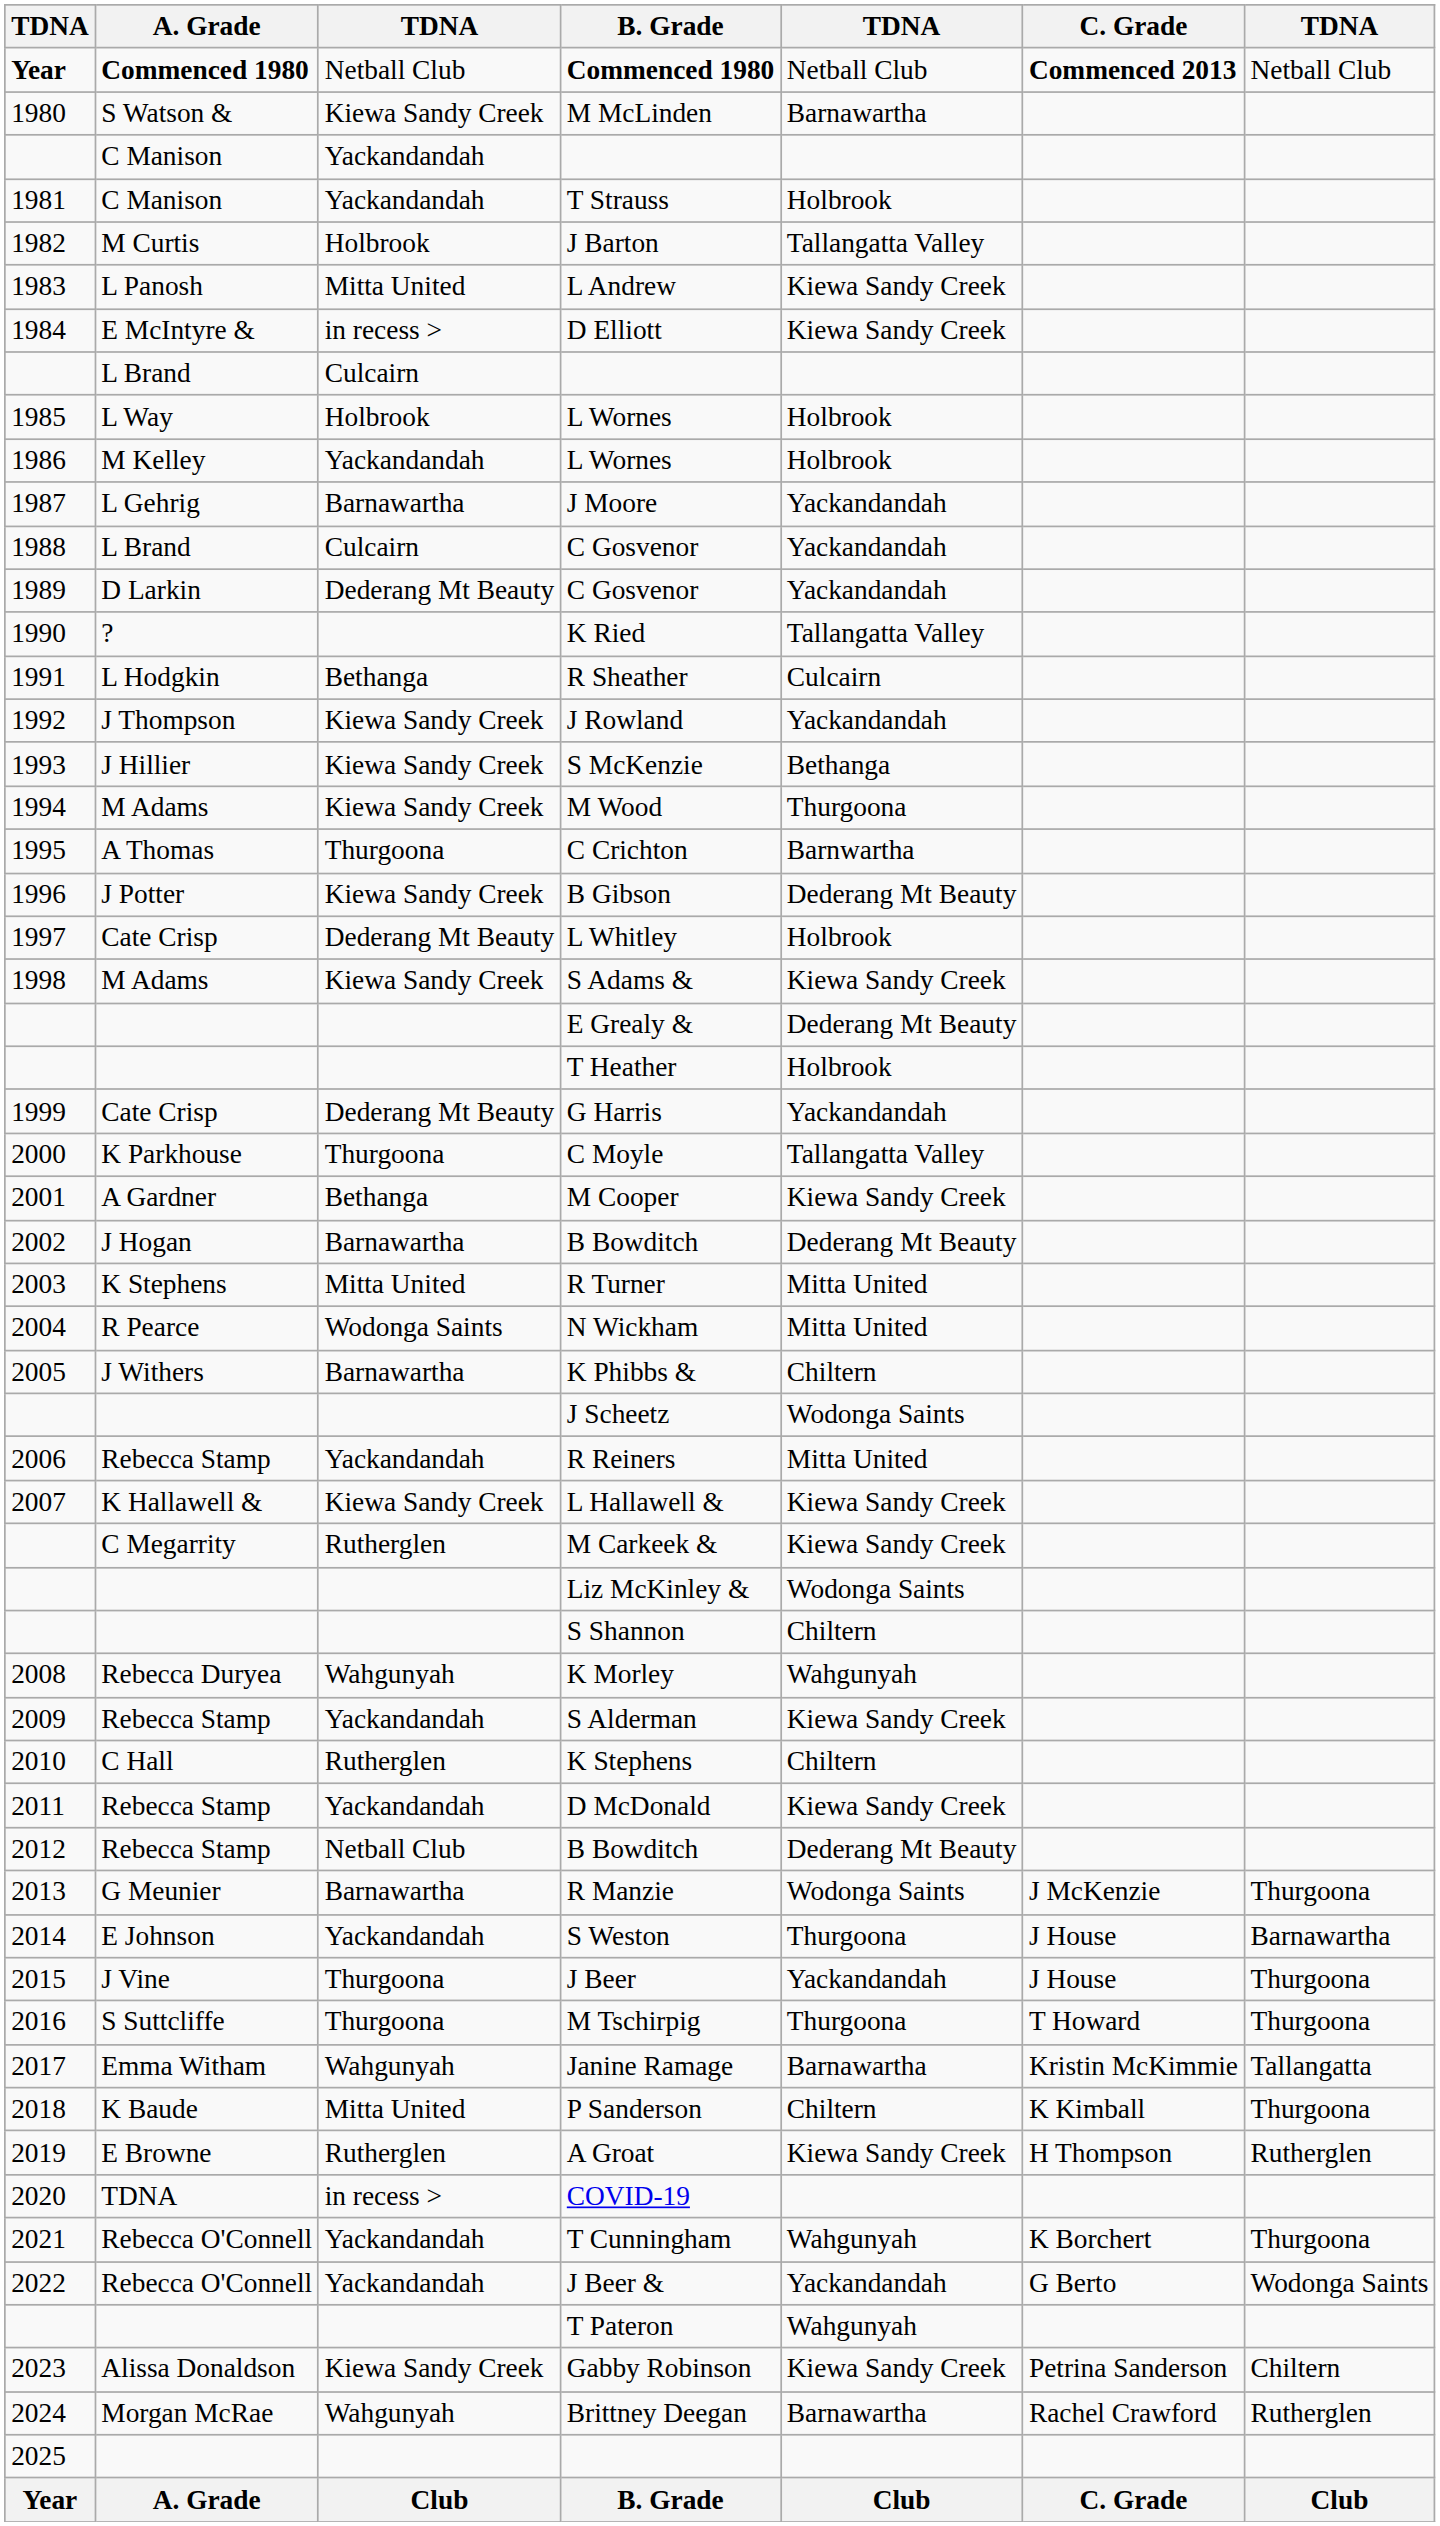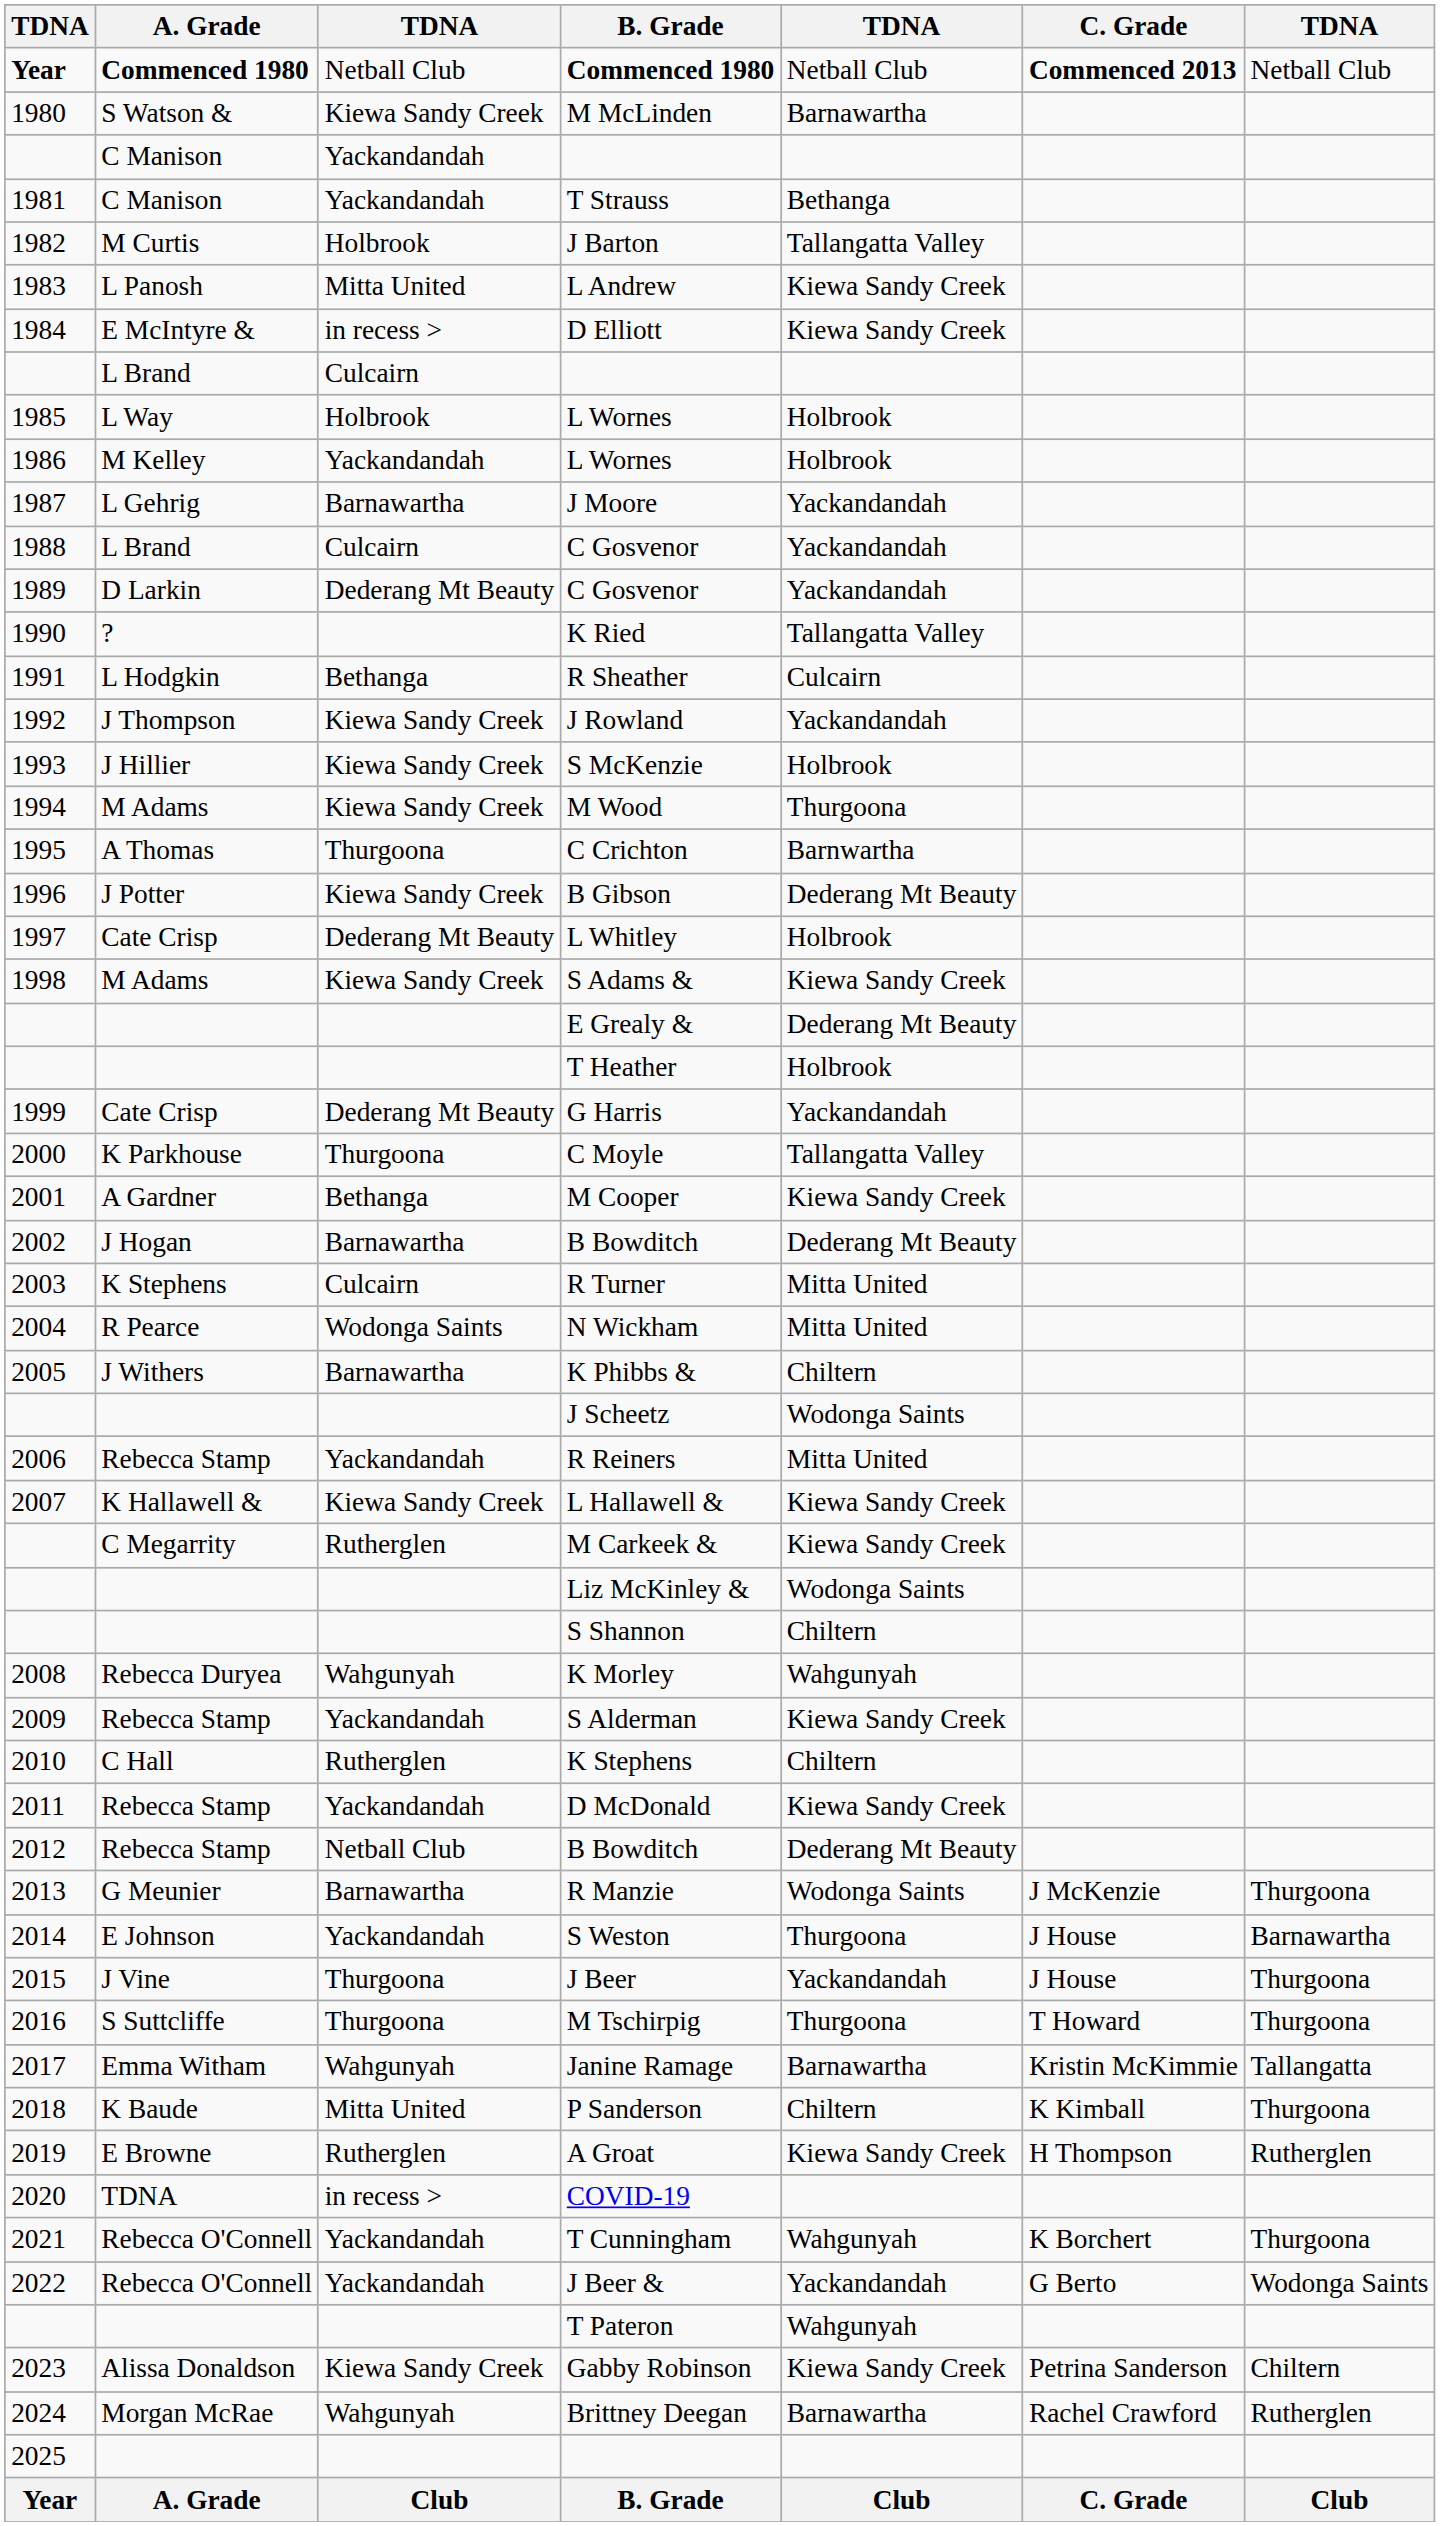(839, 199) Holbrook -> (839, 199) Bethanga
(839, 763) Bethanga -> (839, 763) Holbrook
(395, 1284) Mitta United -> (372, 1284) Culcairn
